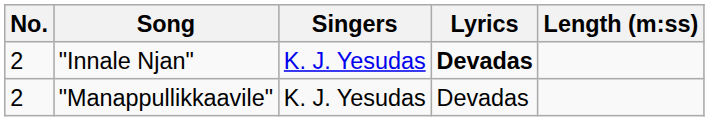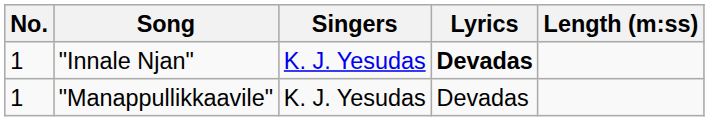(17, 61) 2 -> (17, 61) 1
(17, 98) 2 -> (17, 98) 1
